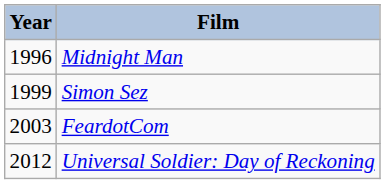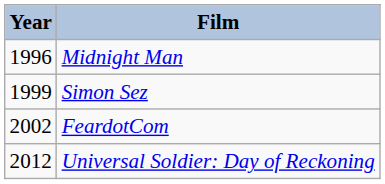(31, 126) 2003 -> (31, 126) 2002
